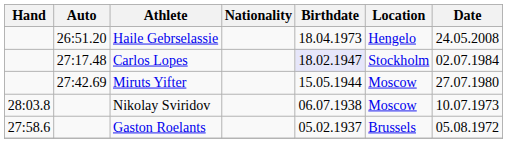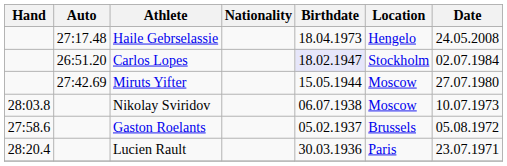(82, 37) 26:51.20 -> (82, 37) 27:17.48
(82, 60) 27:17.48 -> (82, 60) 26:51.20
+ row: (150, 149)
